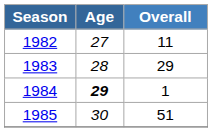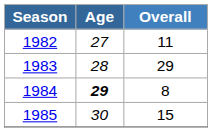(165, 91) 1 -> (165, 91) 8
(165, 115) 51 -> (165, 115) 15
